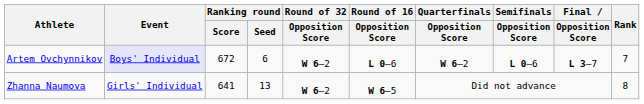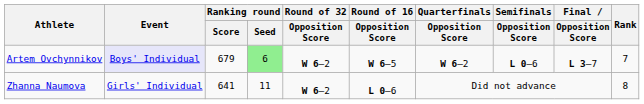(226, 58) 672 -> (226, 58) 679
(265, 58) no background -> (265, 58) lightgreen background
(382, 64) L 0–6 -> (382, 64) W 6–5
(265, 85) 13 -> (265, 85) 11
(382, 91) W 6–5 -> (382, 91) L 0–6
